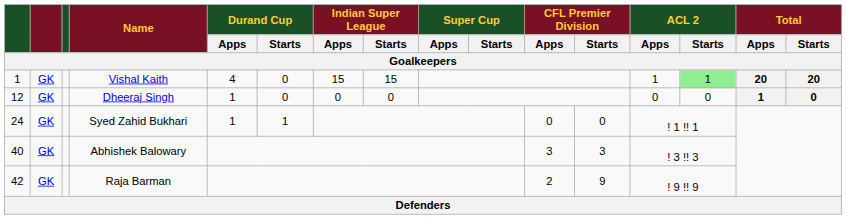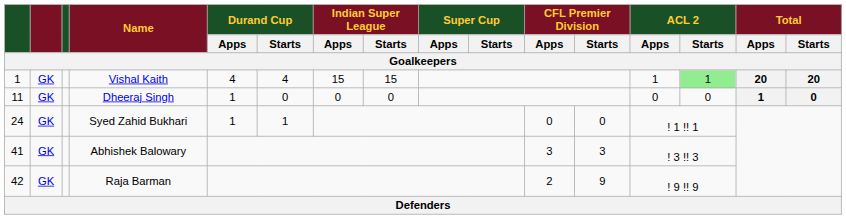(285, 79) 0 -> (285, 79) 4
(17, 97) 12 -> (17, 97) 11
(17, 151) 40 -> (17, 151) 41
